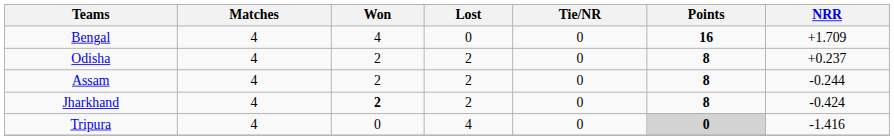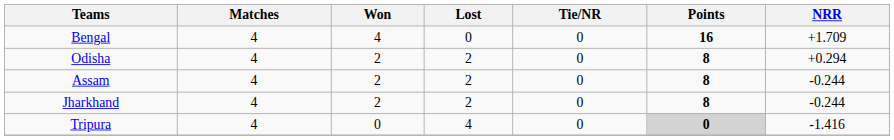(827, 59) +0.237 -> (827, 59) +0.294
(377, 102) bold -> (377, 102) normal
(827, 102) -0.424 -> (827, 102) -0.244
